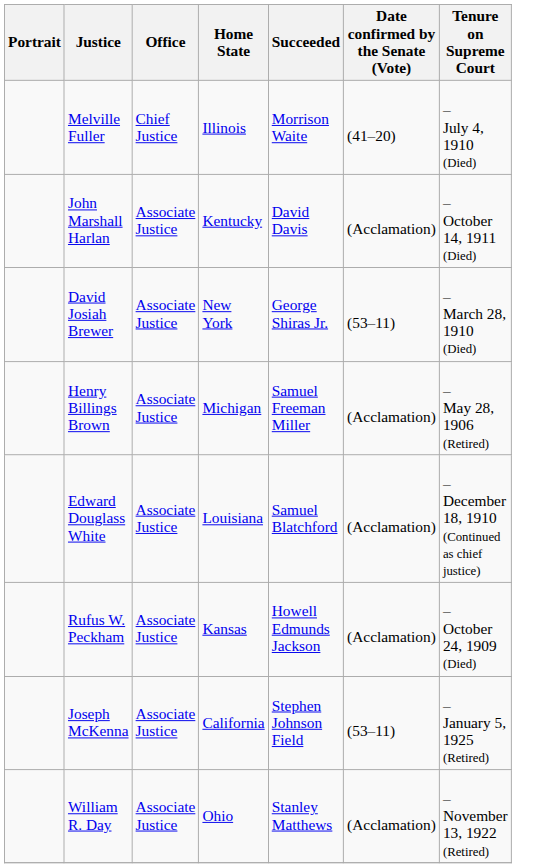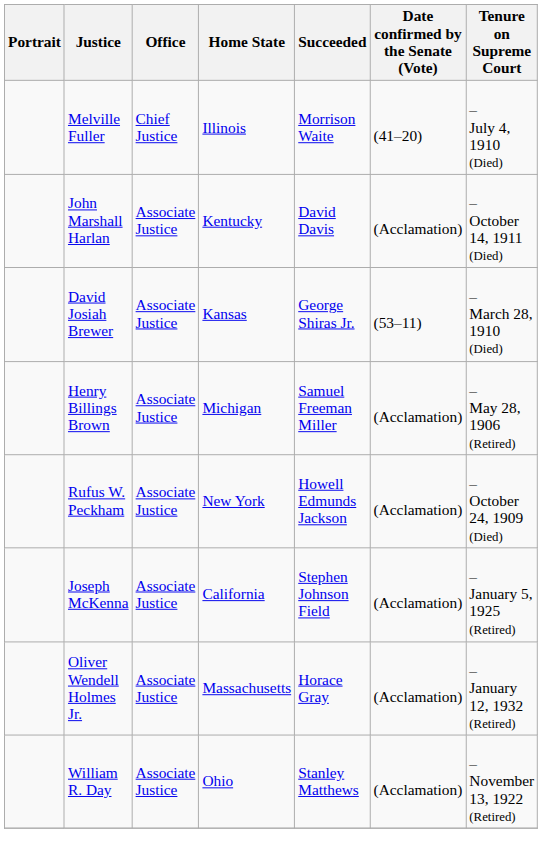(217, 314) New York -> (225, 314) Kansas
- row: (97, 518)
(225, 629) Kansas -> (234, 501) New York
(371, 731) (53–11) -> (418, 603) (Acclamation)
+ row: (93, 688)
